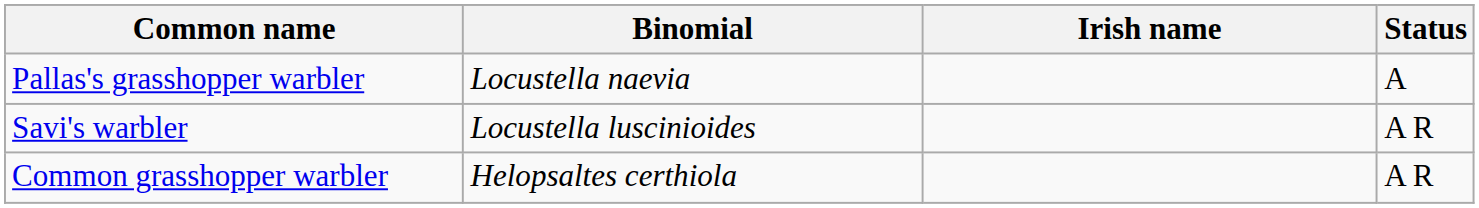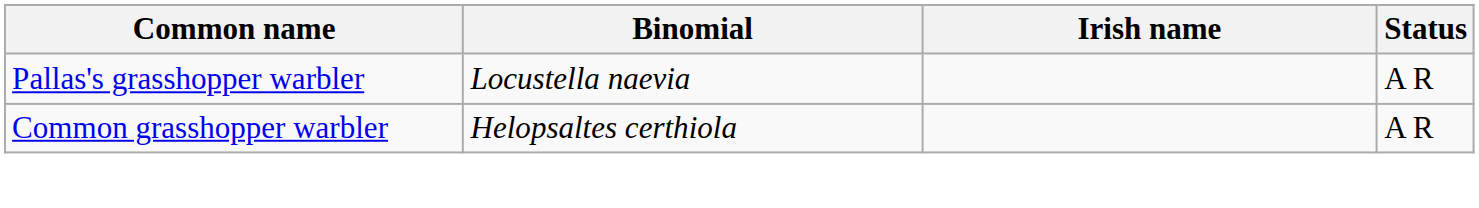(1396, 78) A -> (1409, 78) A R
- row: (100, 127)
